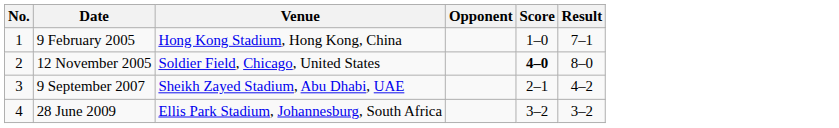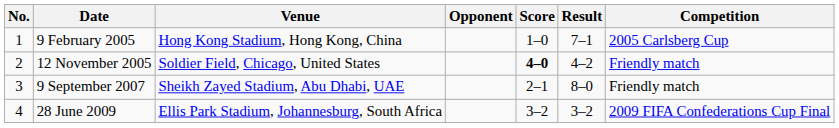+ column: (720, 16)
(582, 63) 8–0 -> (582, 63) 4–2
(582, 87) 4–2 -> (582, 87) 8–0
